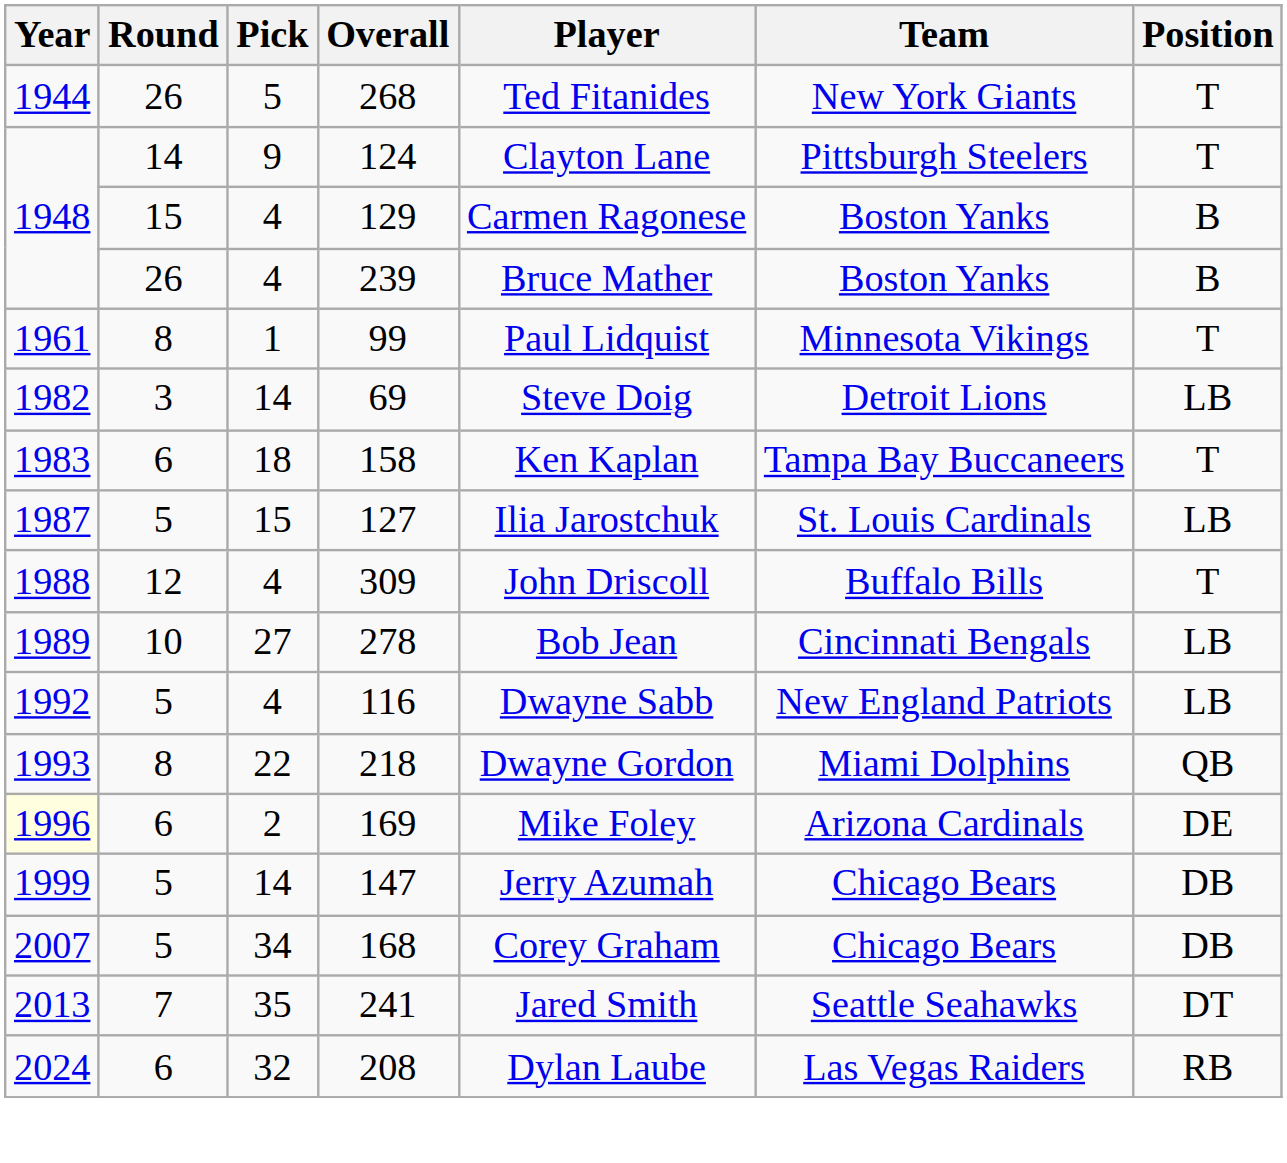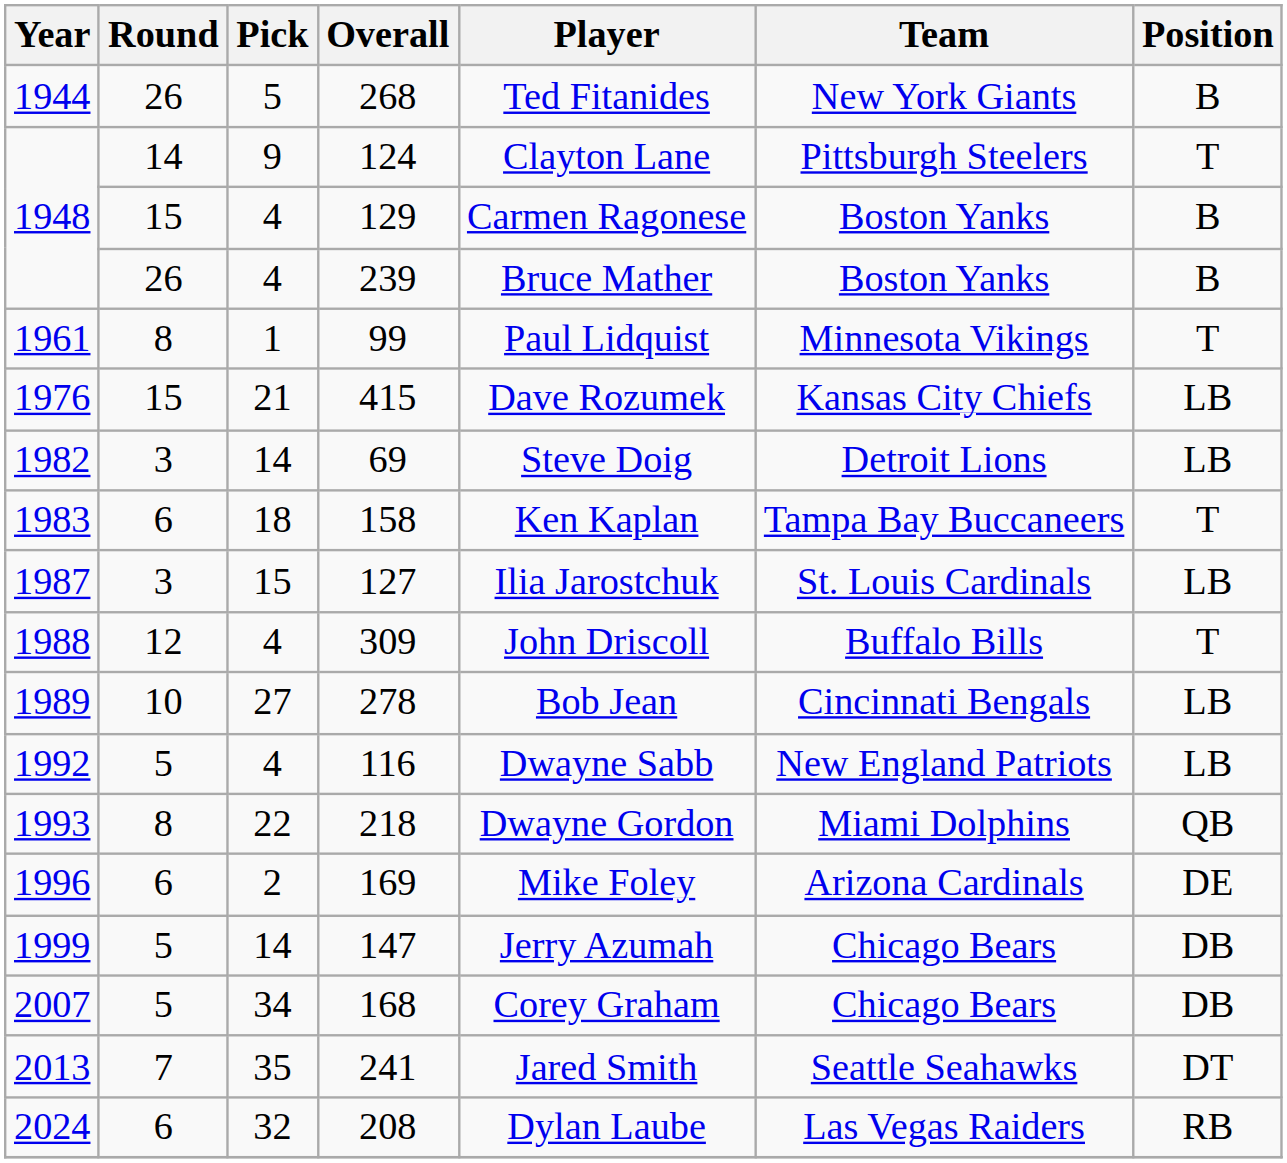(1208, 95) T -> (1208, 95) B
+ row: (388, 398)
(163, 519) 5 -> (163, 580) 3
(52, 823) lightyellow background -> (52, 883) no background
